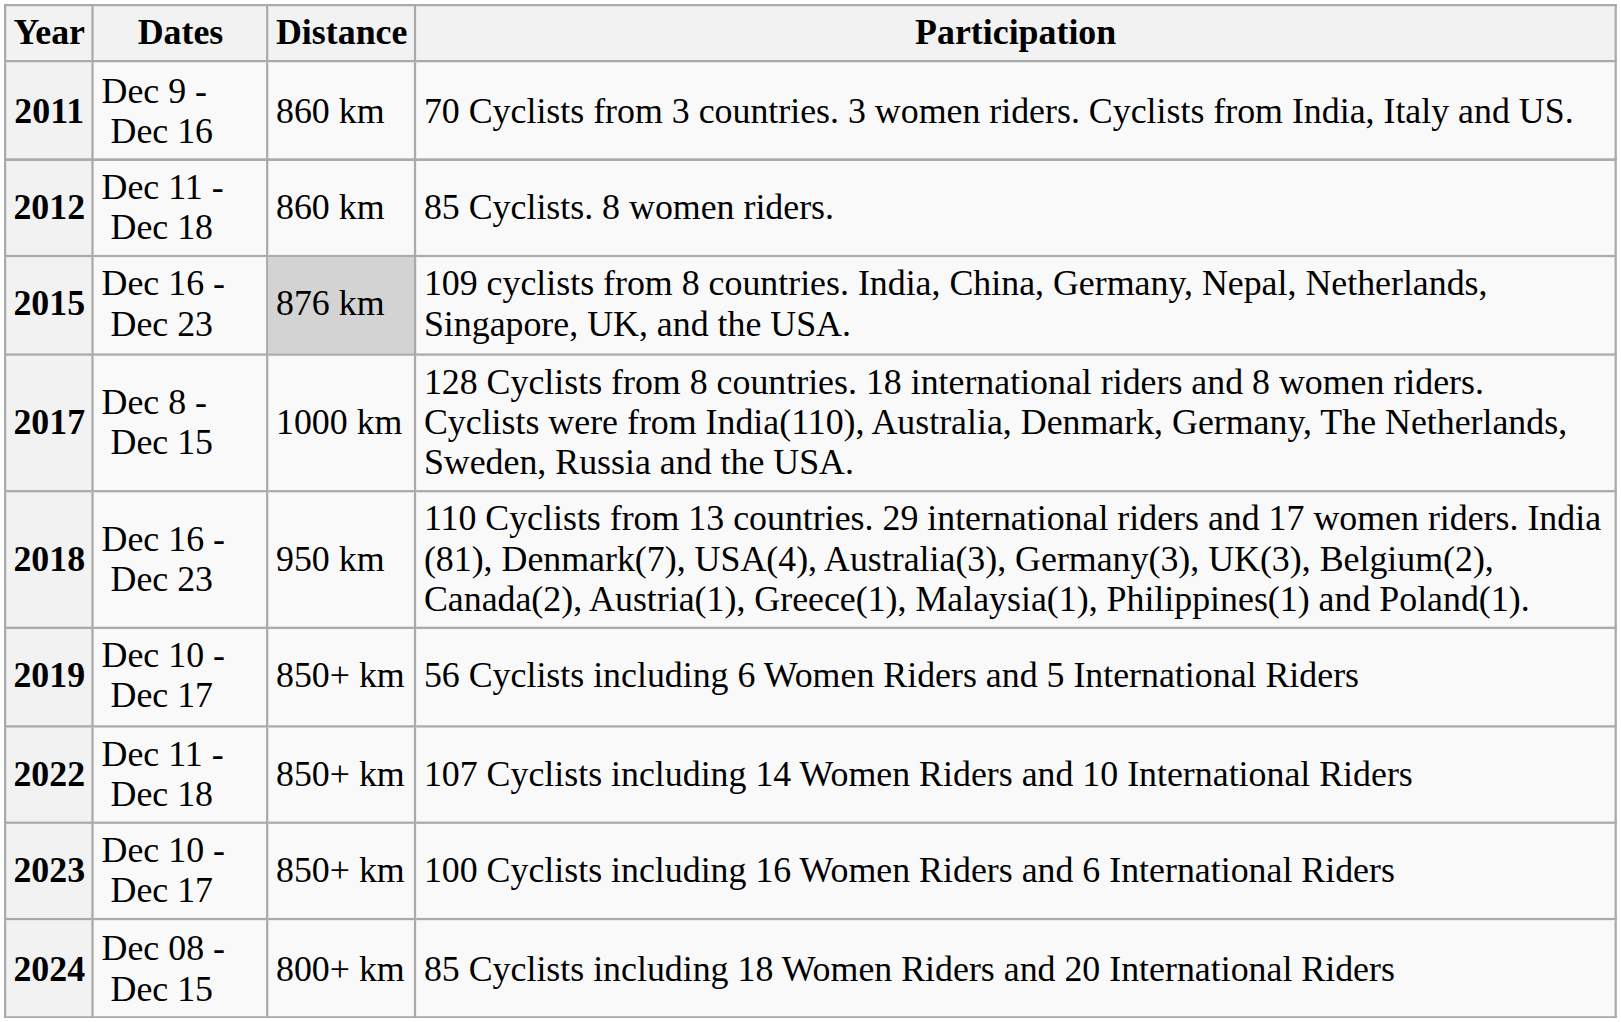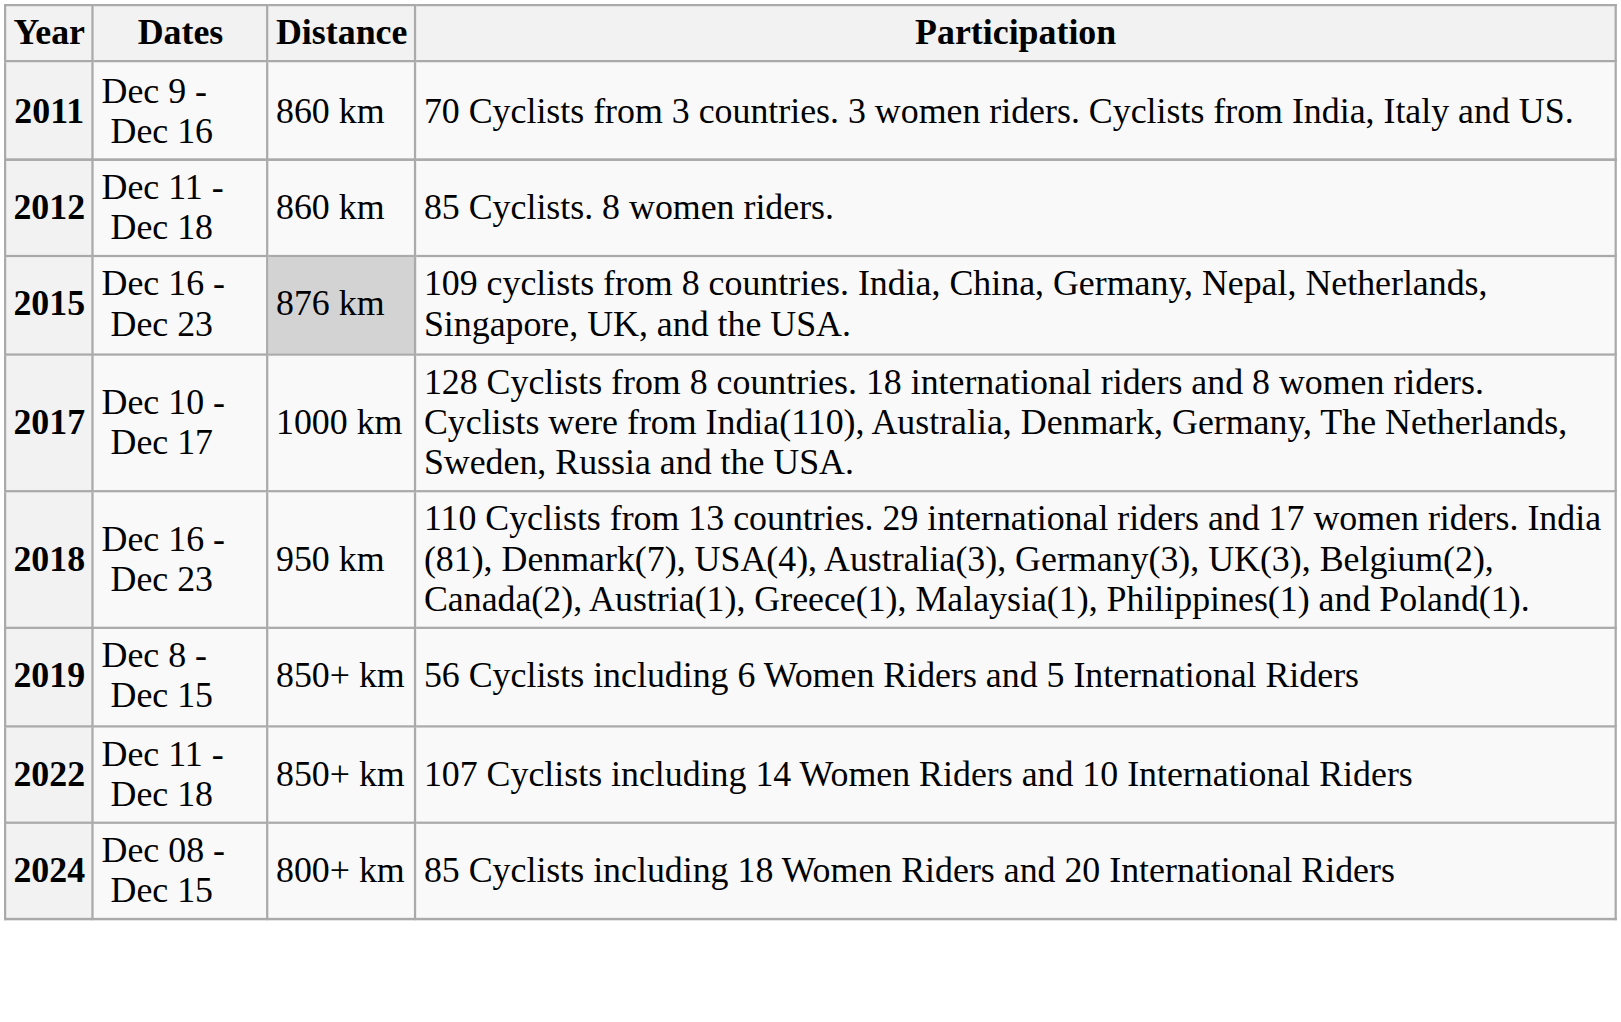(157, 421) Dec 8 - Dec 15 -> (163, 421) Dec 10 - Dec 17
(163, 676) Dec 10 - Dec 17 -> (157, 676) Dec 8 - Dec 15
- row: (49, 870)
